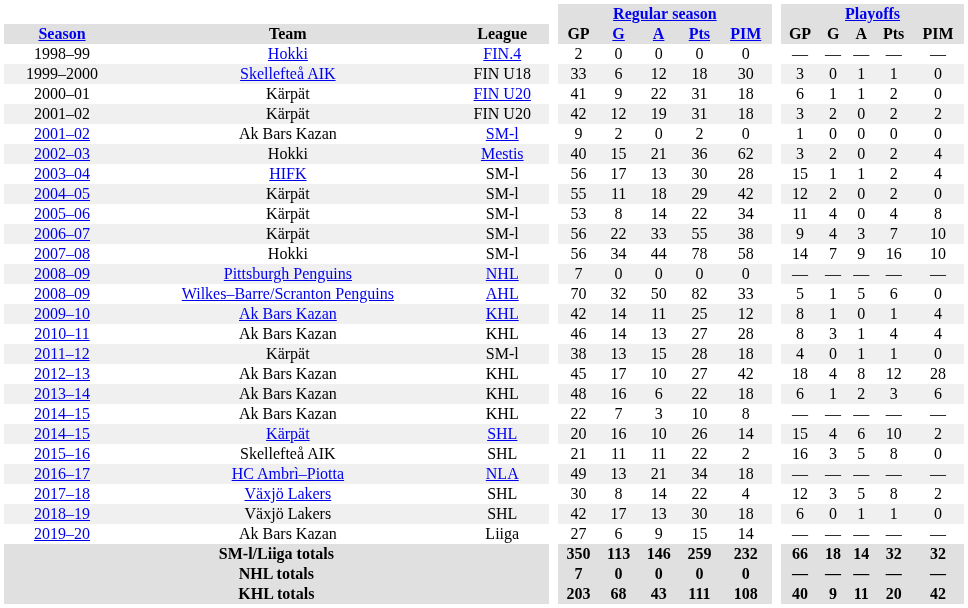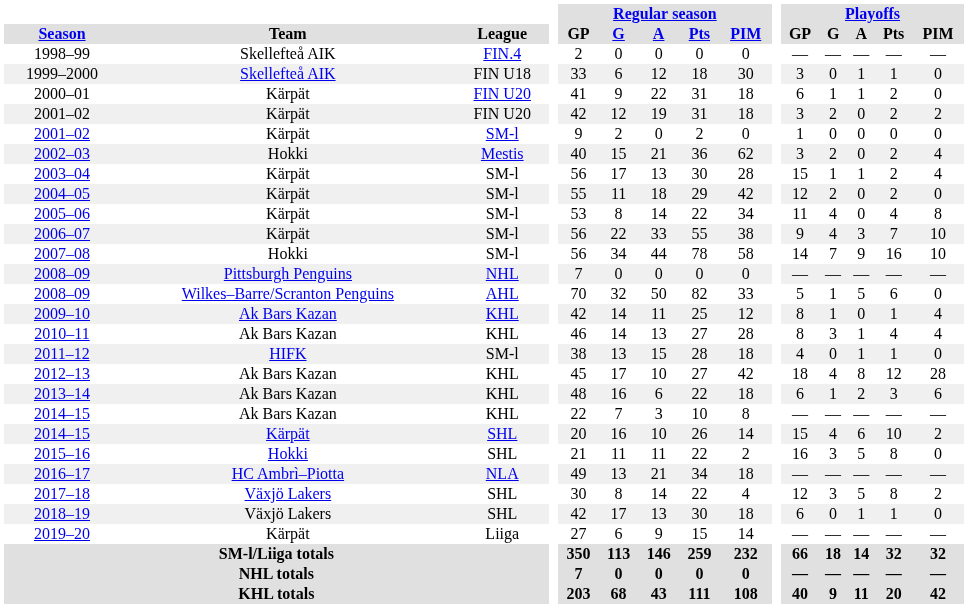(288, 54) Hokki -> (288, 54) Skellefteå AIK
(288, 134) Ak Bars Kazan -> (288, 134) Kärpät
(288, 174) HIFK -> (288, 174) Kärpät
(288, 354) Kärpät -> (288, 354) HIFK
(288, 454) Skellefteå AIK -> (288, 454) Hokki
(288, 534) Ak Bars Kazan -> (288, 534) Kärpät
